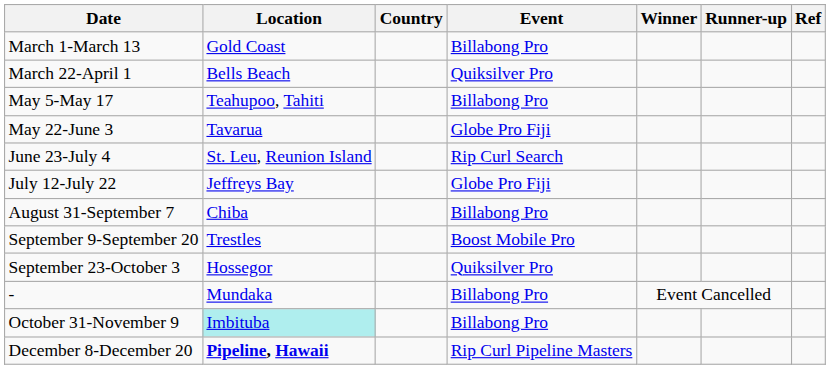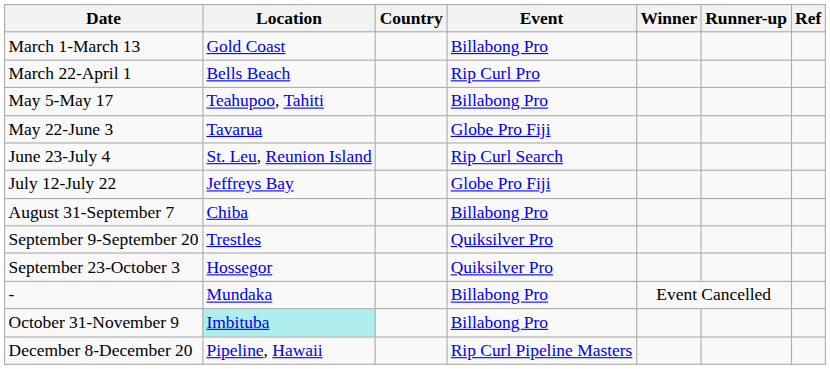(502, 73) Quiksilver Pro -> (495, 73) Rip Curl Pro
(513, 239) Boost Mobile Pro -> (502, 239) Quiksilver Pro
(267, 350) bold -> (265, 350) normal
